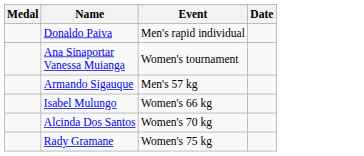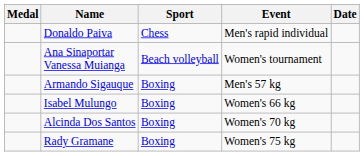+ column: (180, 14)
